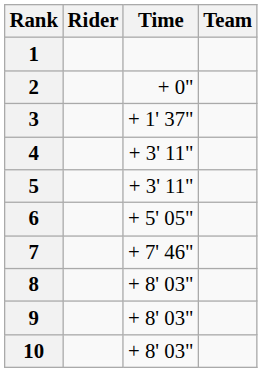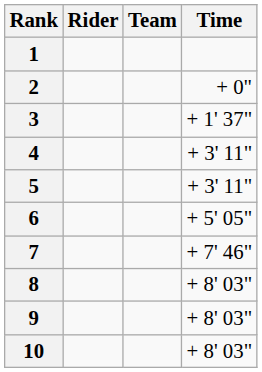columns swapped: (228, 20) <-> (161, 20)
